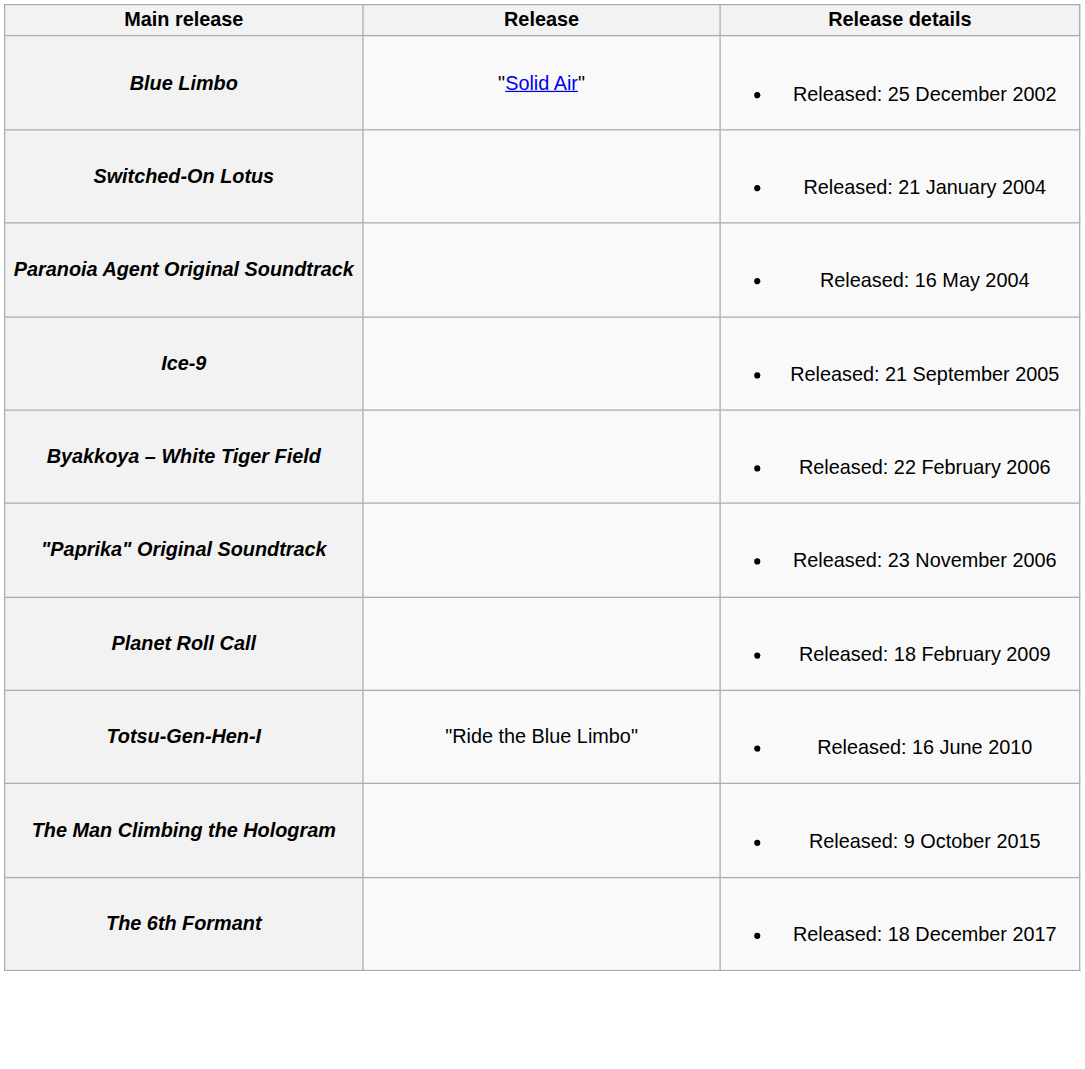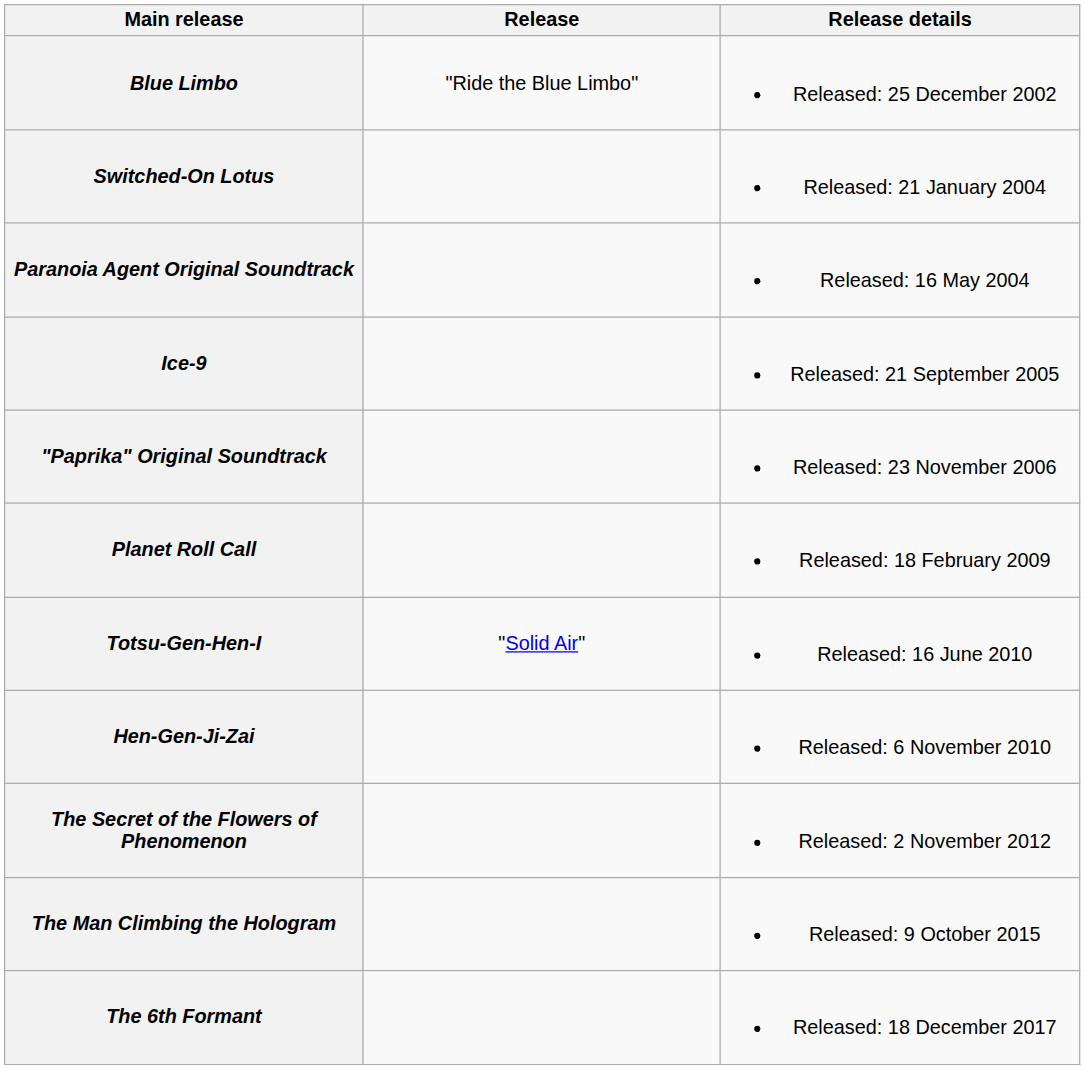(542, 82) "Solid Air" -> (542, 82) "Ride the Blue Limbo"
- row: (184, 456)
(542, 736) "Ride the Blue Limbo" -> (542, 643) "Solid Air"
+ row: (184, 736)
+ row: (184, 830)
